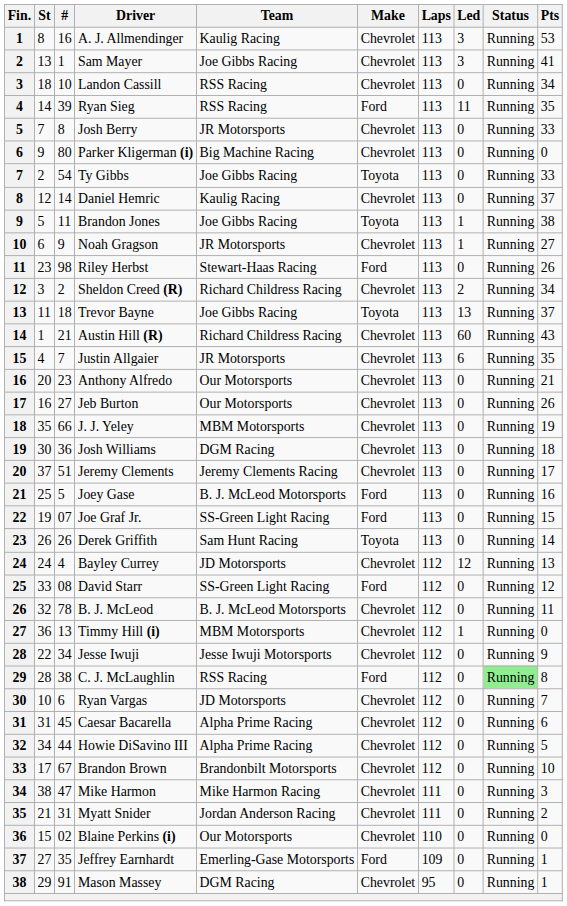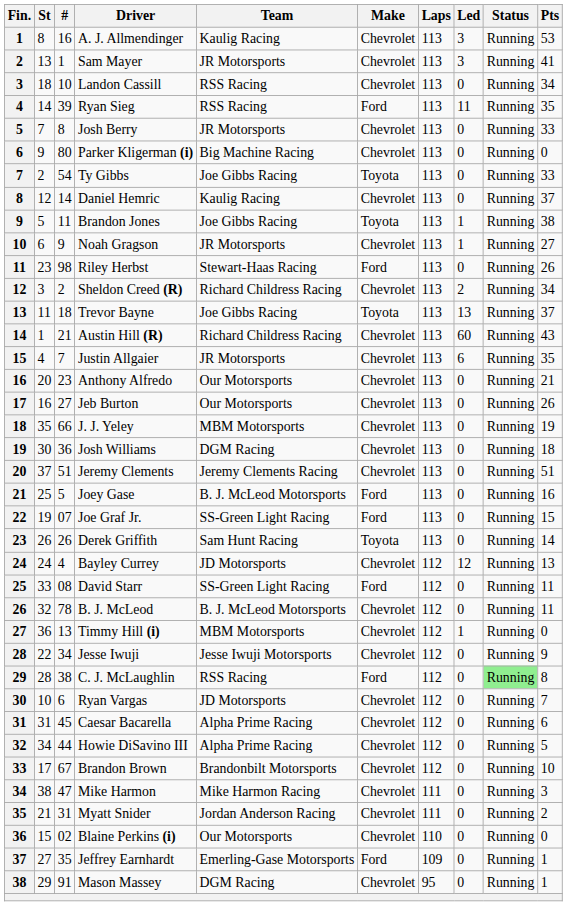(248, 61) Joe Gibbs Racing -> (242, 61) JR Motorsports
(548, 472) 17 -> (548, 472) 51
(548, 586) 12 -> (547, 586) 11
